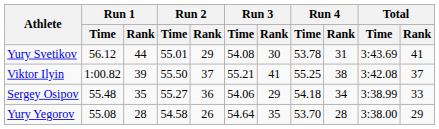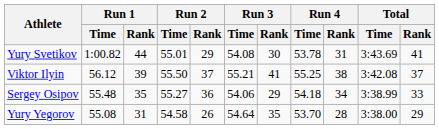(103, 54) 56.12 -> (103, 54) 1:00.82
(103, 74) 1:00.82 -> (103, 74) 56.12
(141, 114) 28 -> (141, 114) 31
